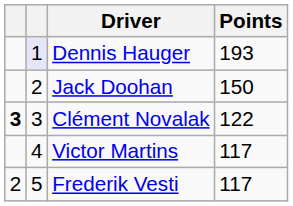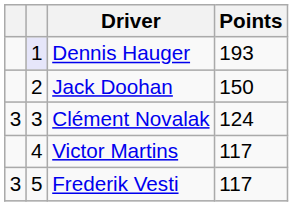(15, 118) bold -> (15, 118) normal
(237, 118) 122 -> (237, 118) 124
(15, 184) 2 -> (15, 184) 3
